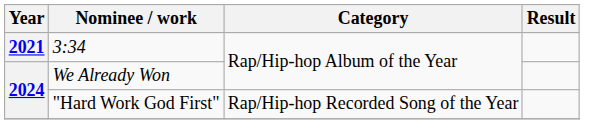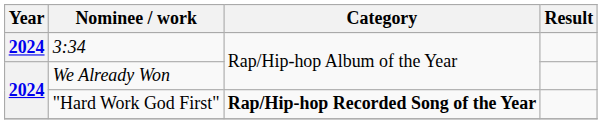(27, 47) 2021 -> (27, 47) 2024
(373, 103) normal -> (382, 103) bold
